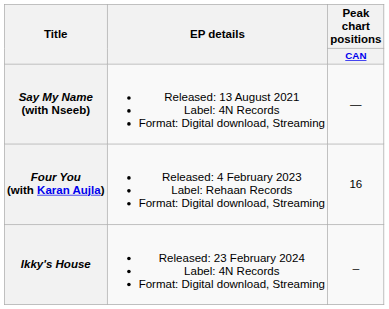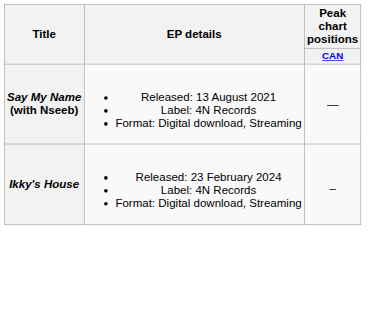- row: (56, 184)
